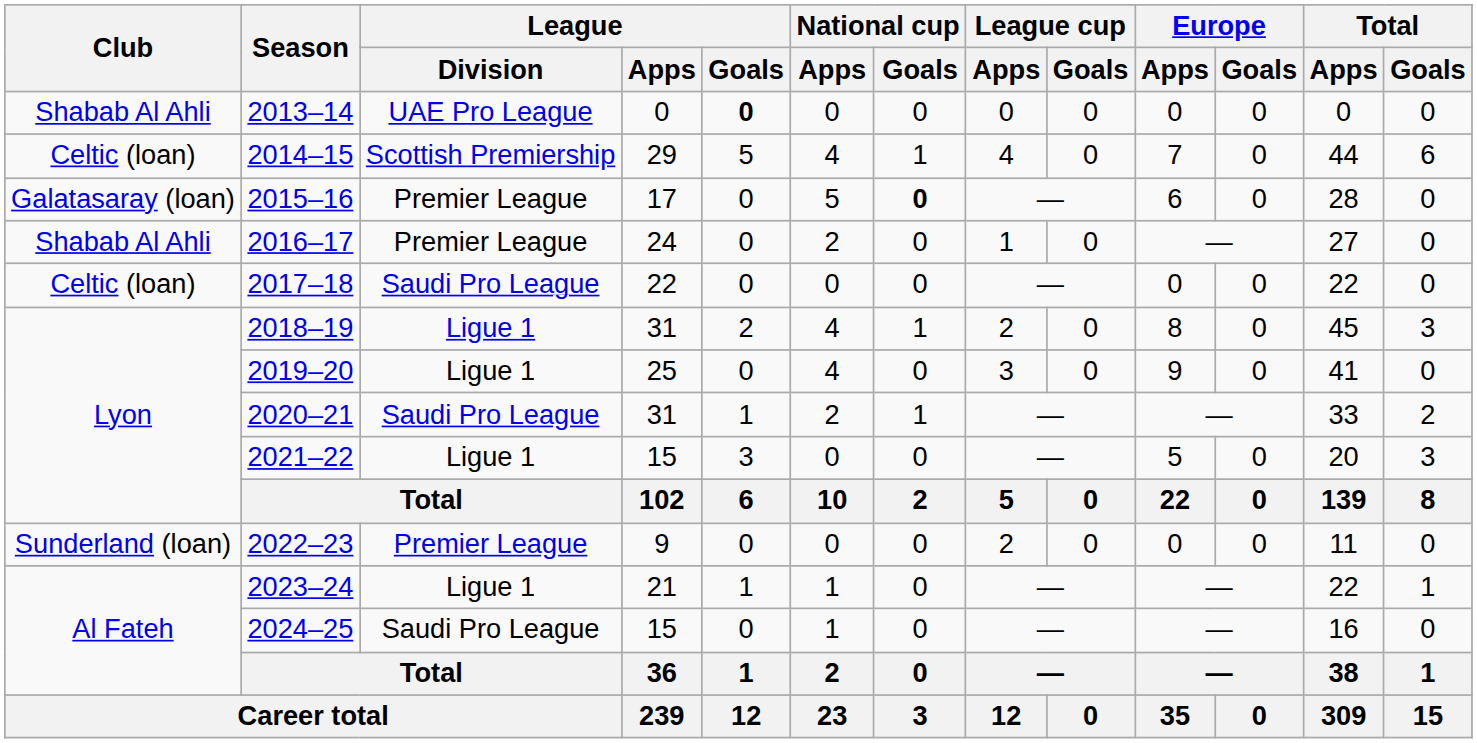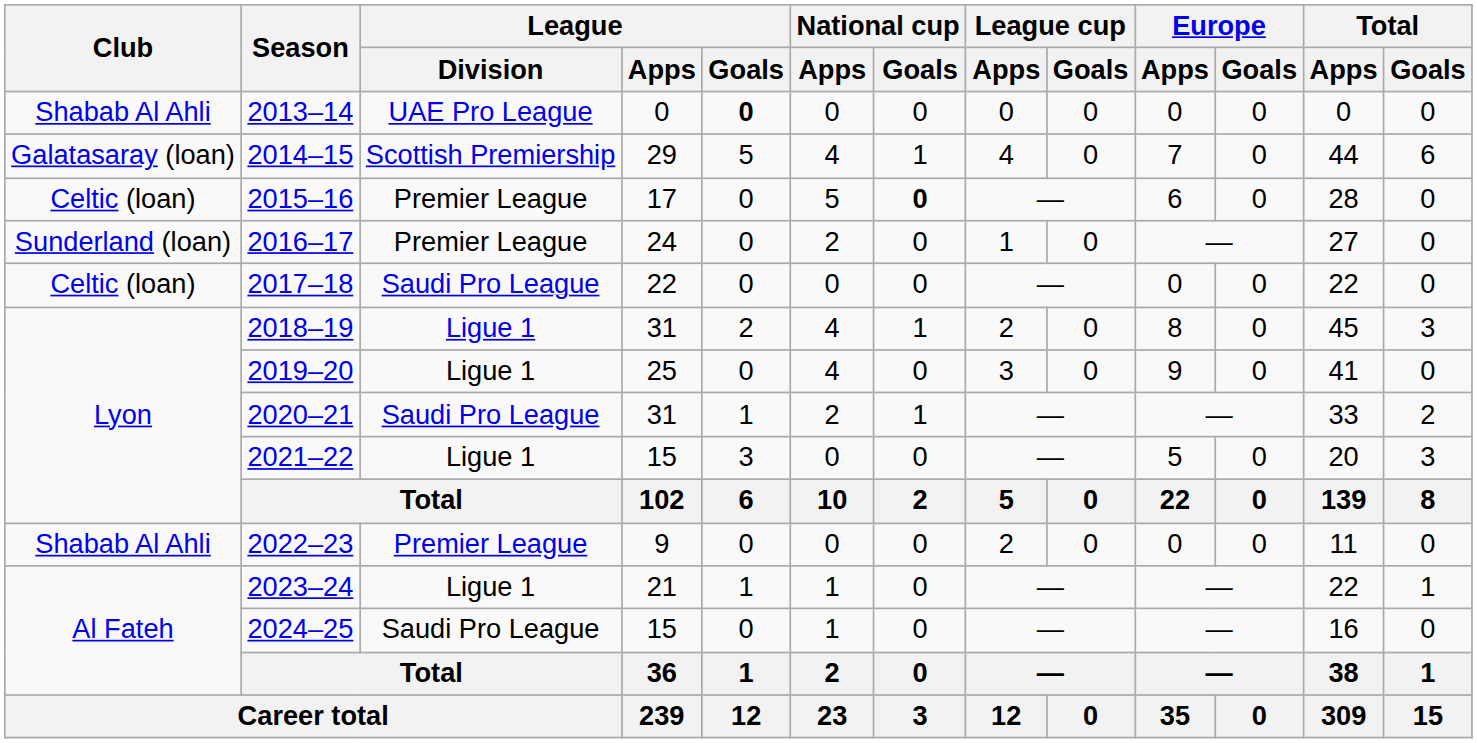(123, 155) Celtic (loan) -> (123, 155) Galatasaray (loan)
(123, 198) Galatasaray (loan) -> (123, 198) Celtic (loan)
(123, 241) Shabab Al Ahli -> (123, 241) Sunderland (loan)
(123, 543) Sunderland (loan) -> (123, 543) Shabab Al Ahli
